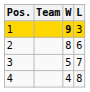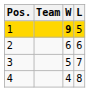(79, 29) 3 -> (79, 29) 5
(68, 46) 8 -> (68, 46) 6
